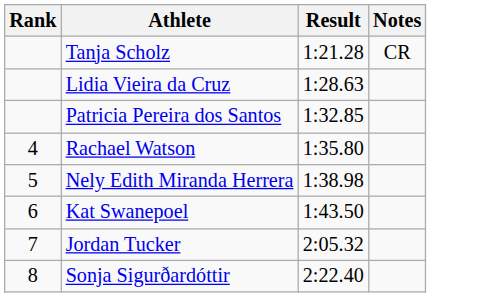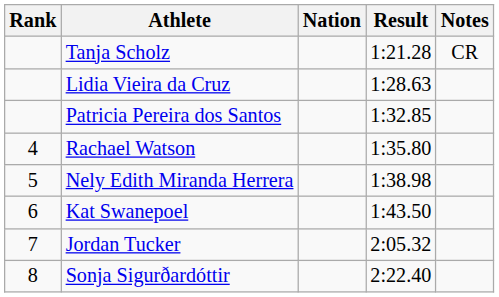+ column: (332, 20)
